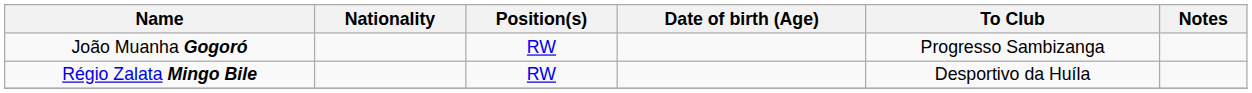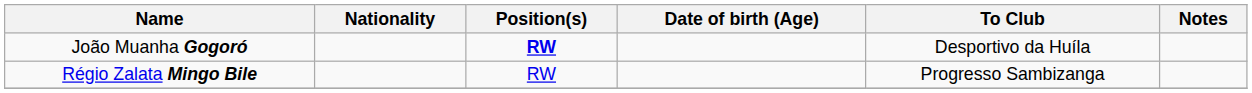(541, 47) normal -> (541, 47) bold
(1013, 47) Progresso Sambizanga -> (1013, 47) Desportivo da Huíla
(1013, 75) Desportivo da Huíla -> (1013, 75) Progresso Sambizanga
